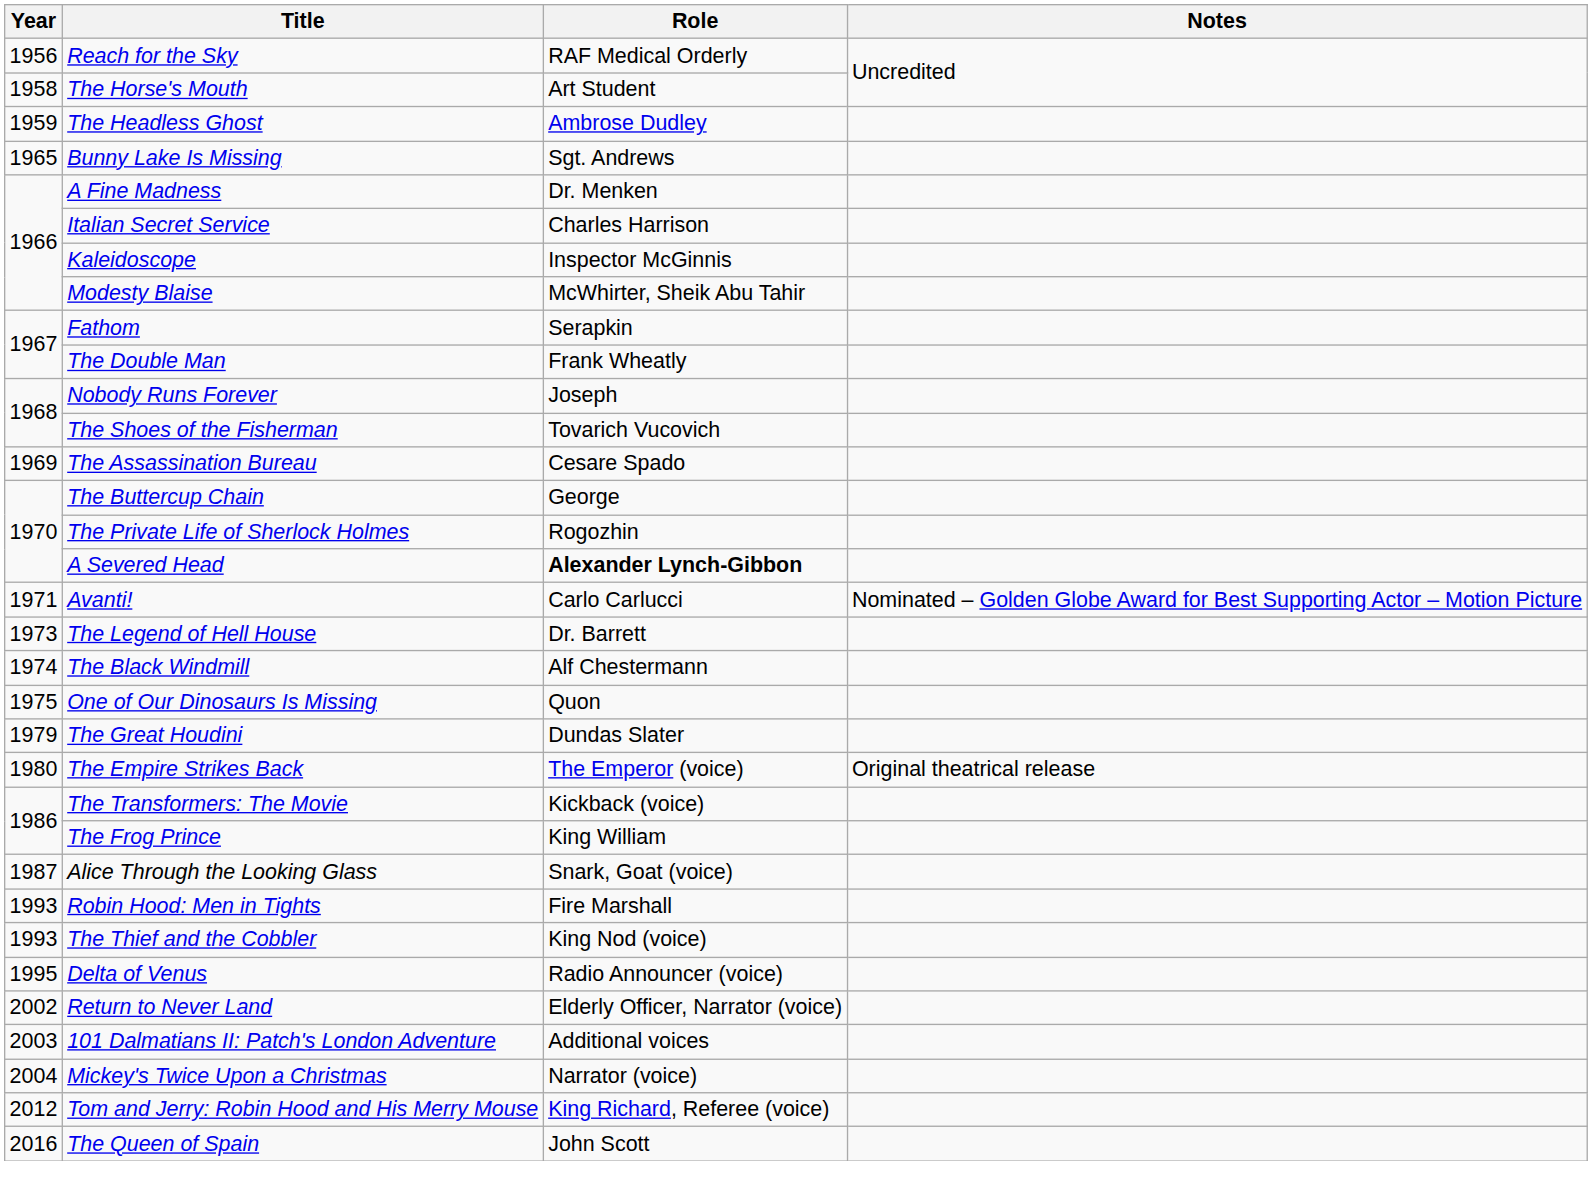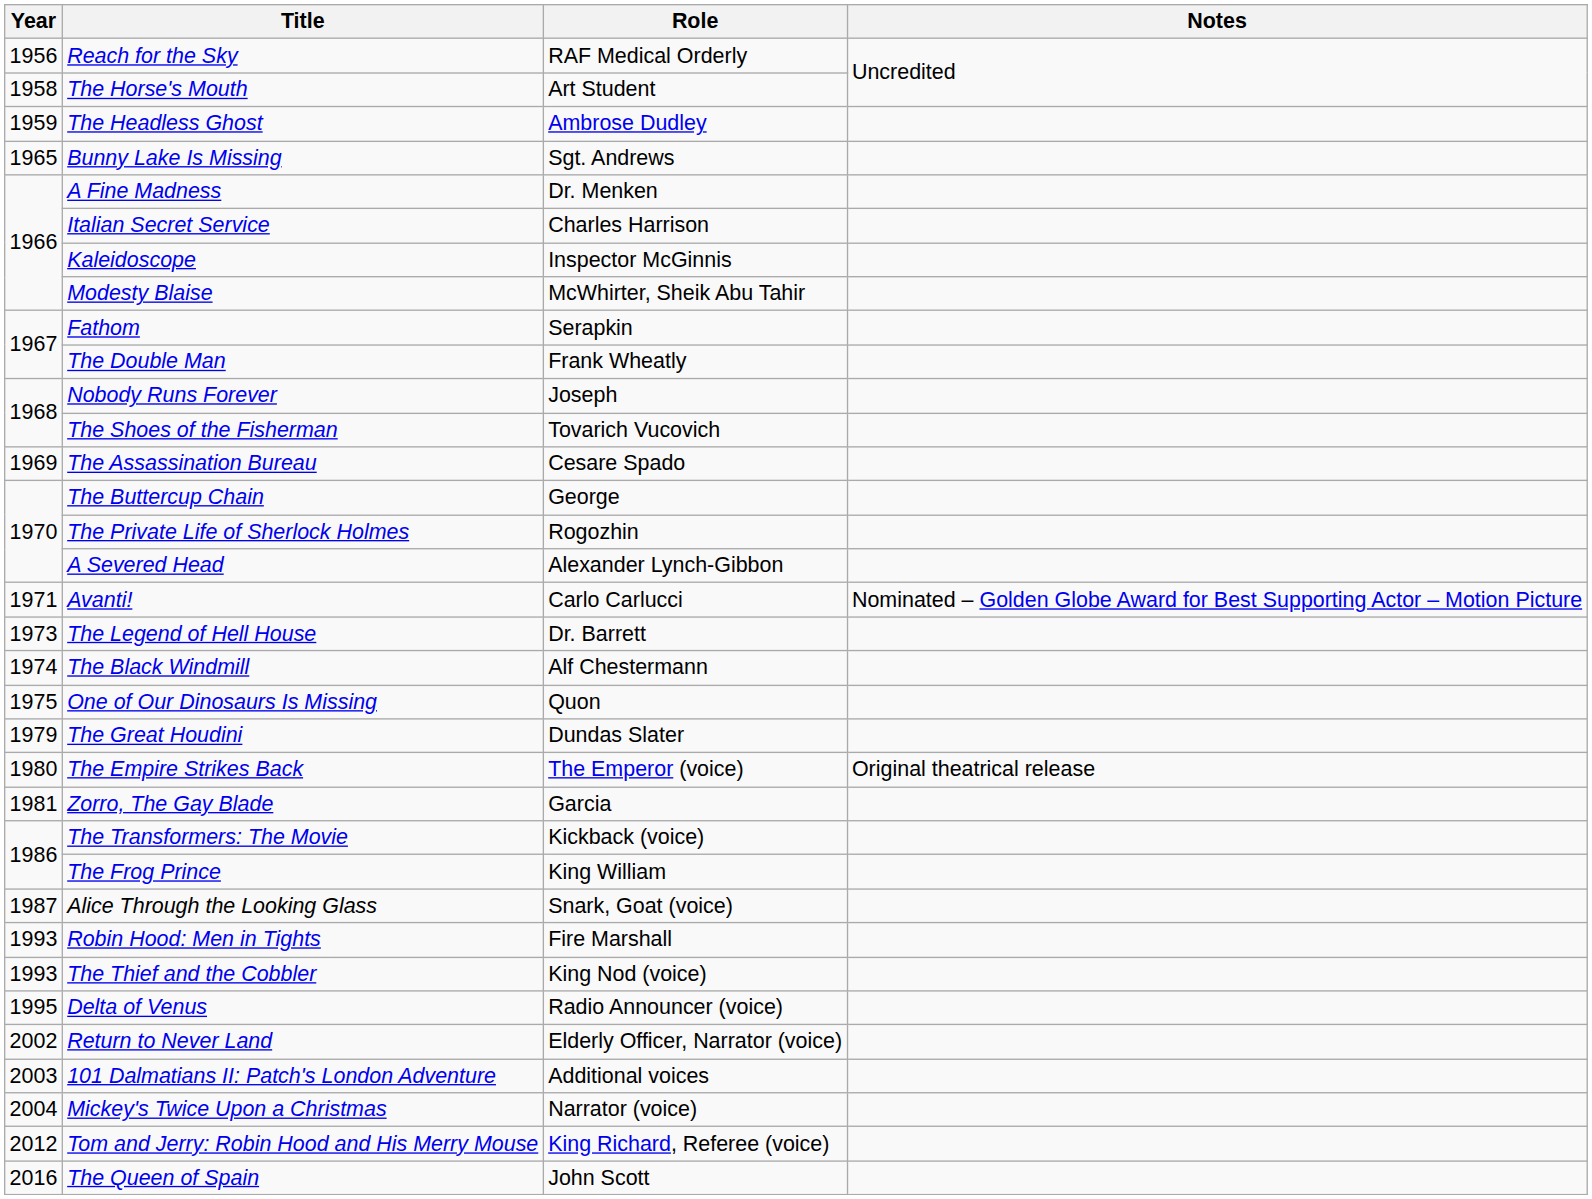(675, 565) bold -> (666, 565) normal
+ row: (170, 803)
